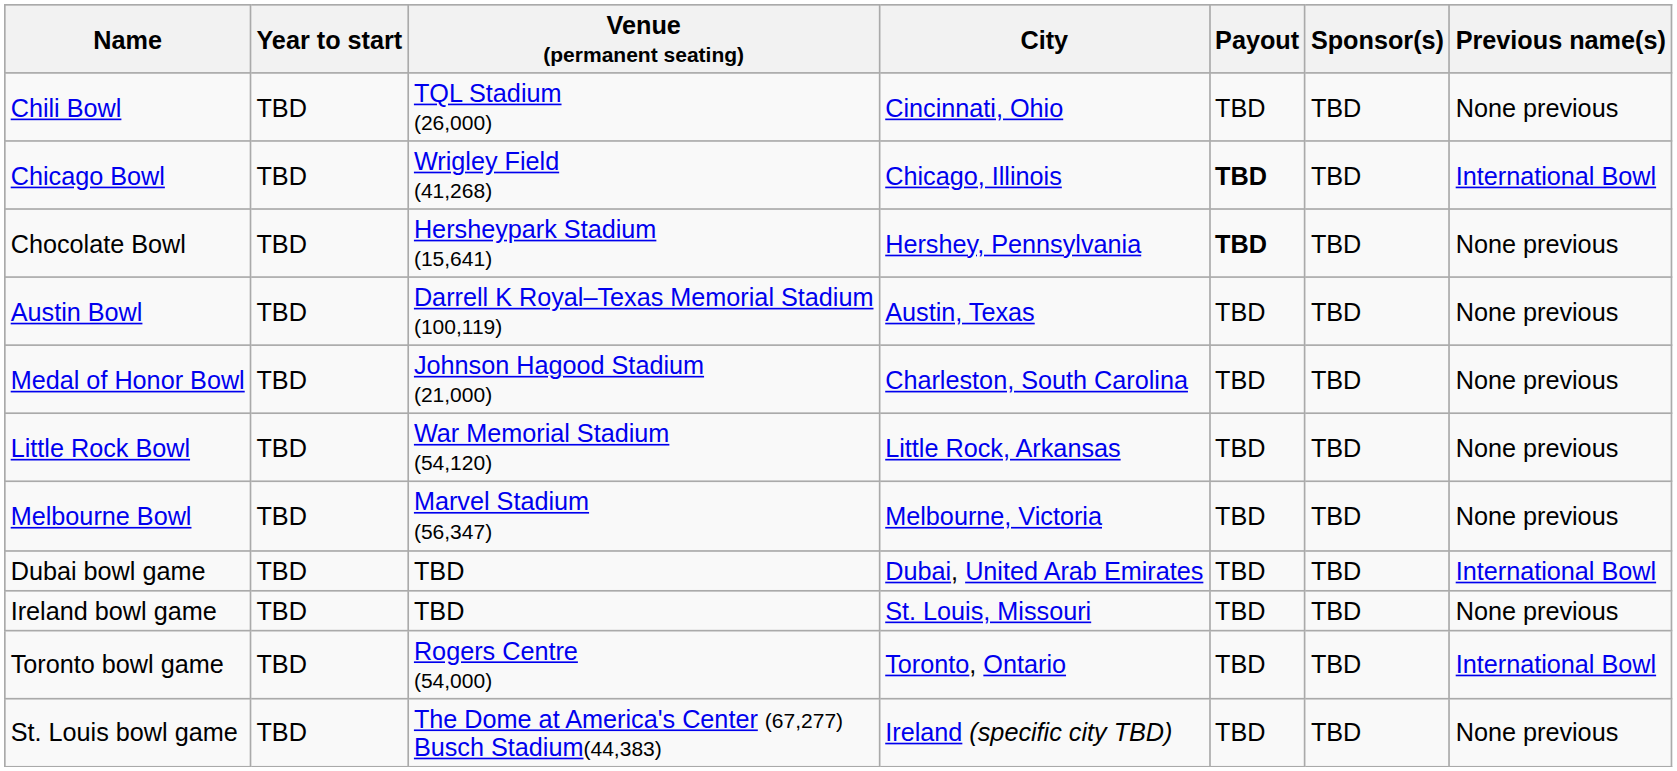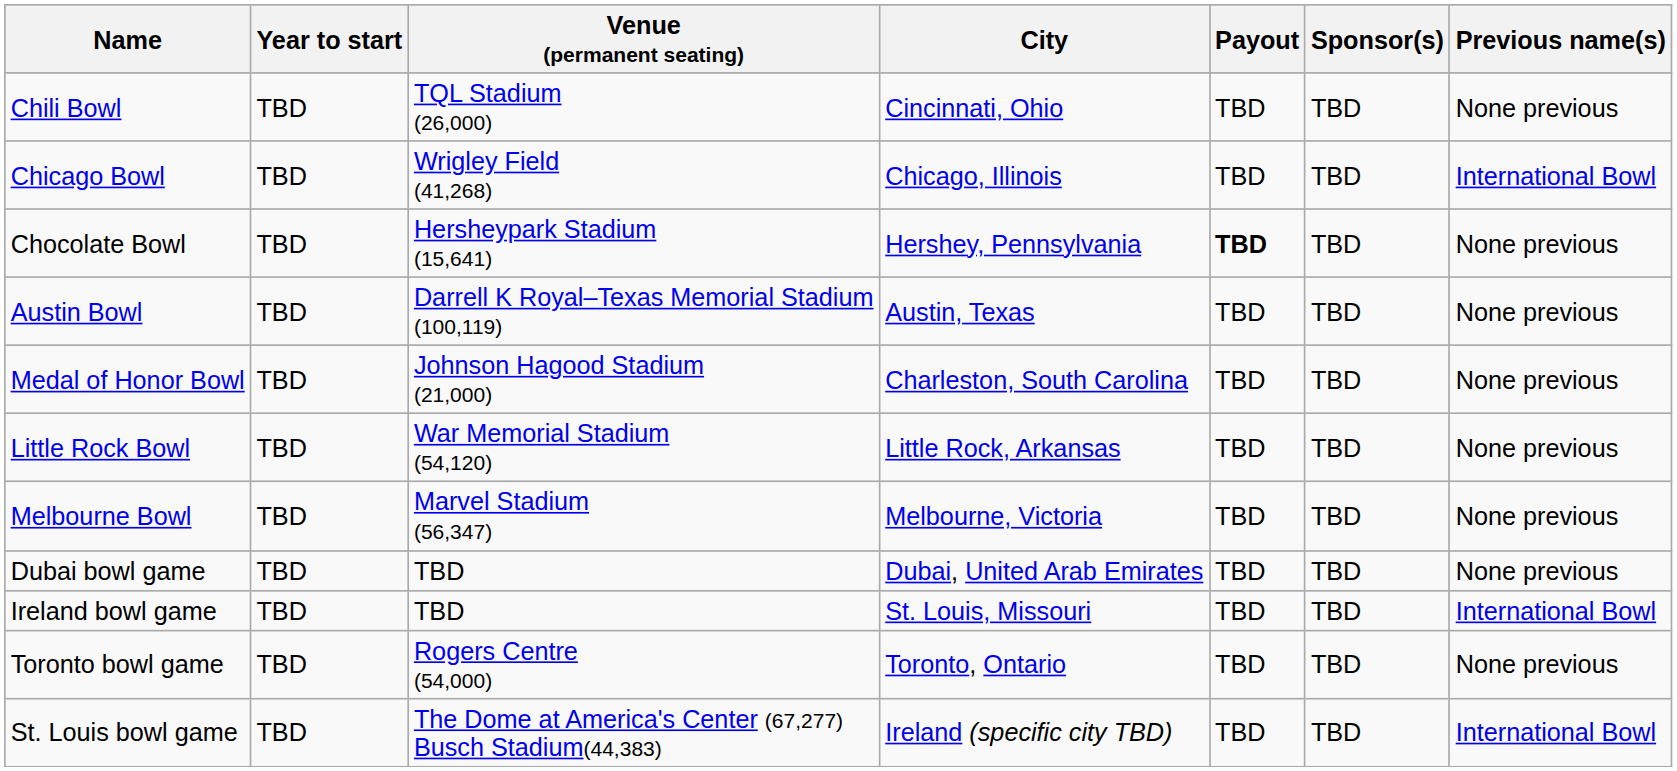(1241, 175) bold -> (1240, 175) normal
(1556, 570) International Bowl -> (1537, 570) None previous
(1537, 610) None previous -> (1556, 610) International Bowl
(1556, 664) International Bowl -> (1537, 664) None previous
(1537, 732) None previous -> (1556, 732) International Bowl
